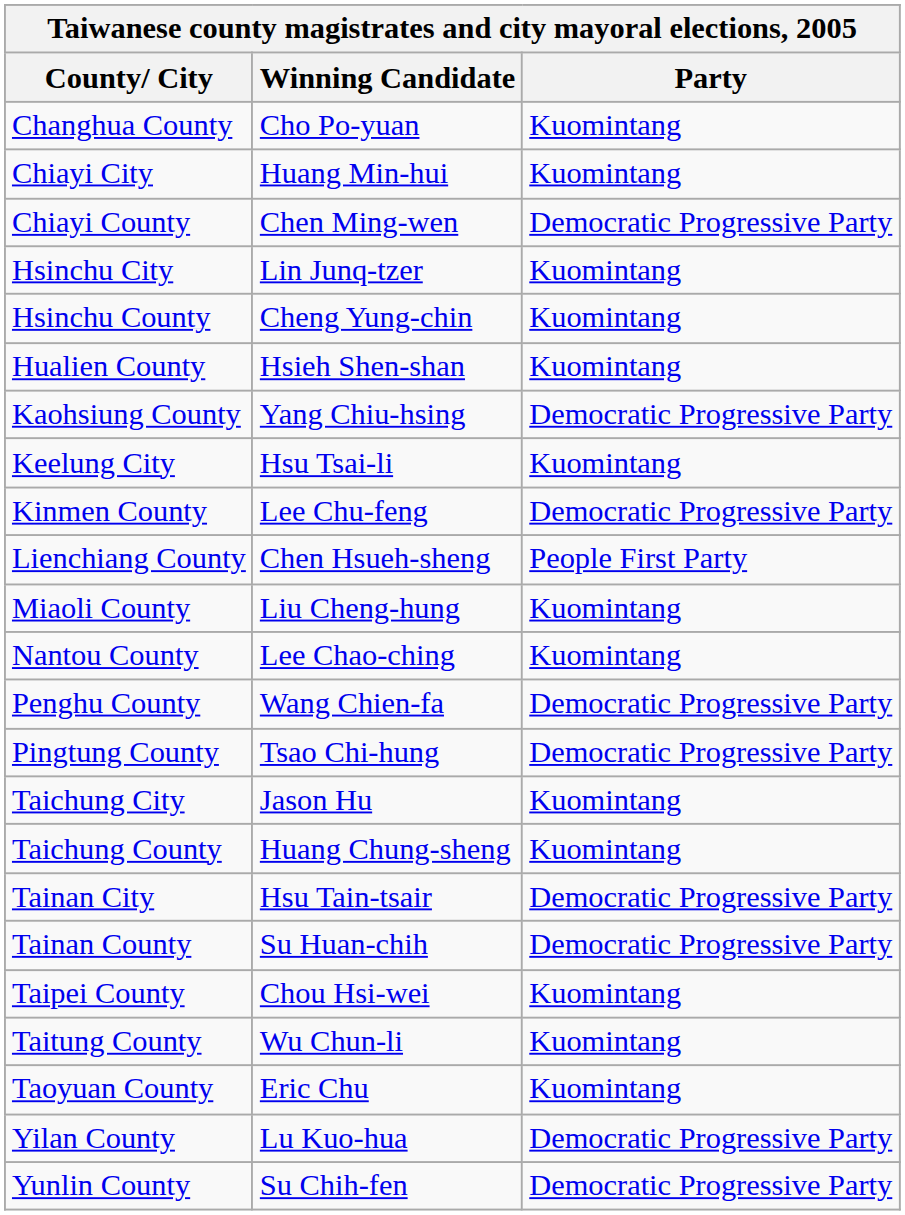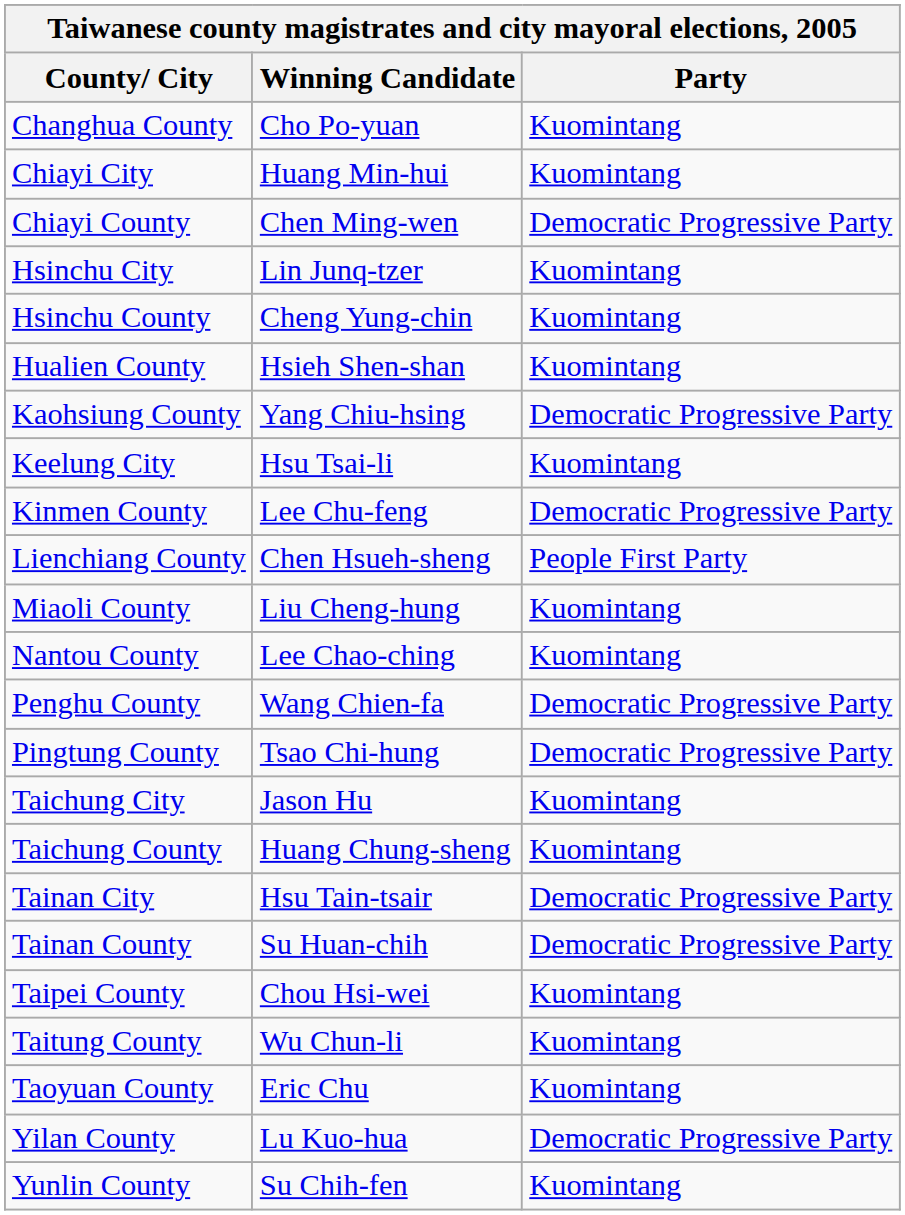(711, 1185) Democratic Progressive Party -> (605, 1185) Kuomintang
